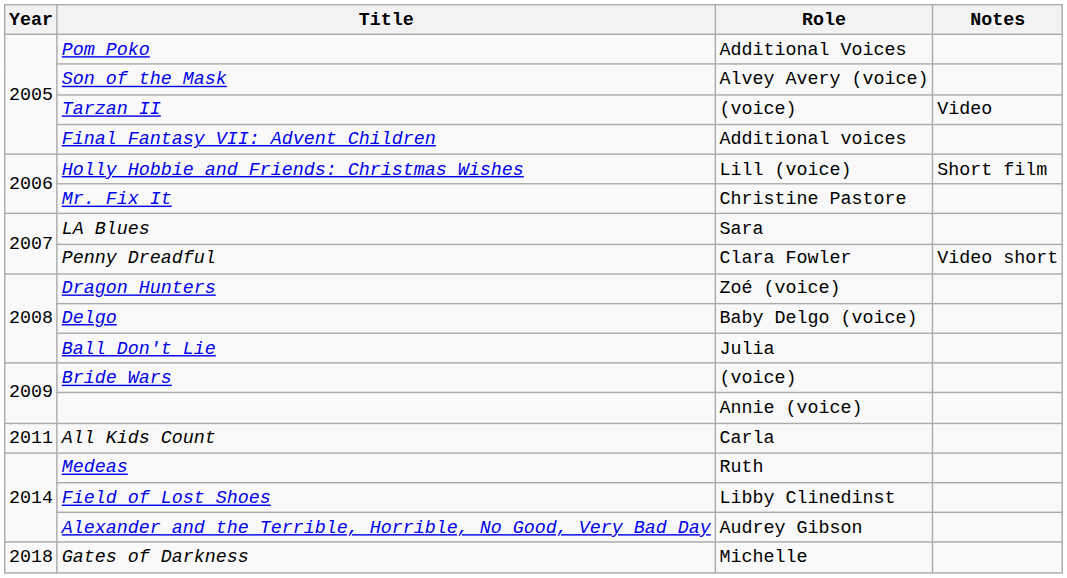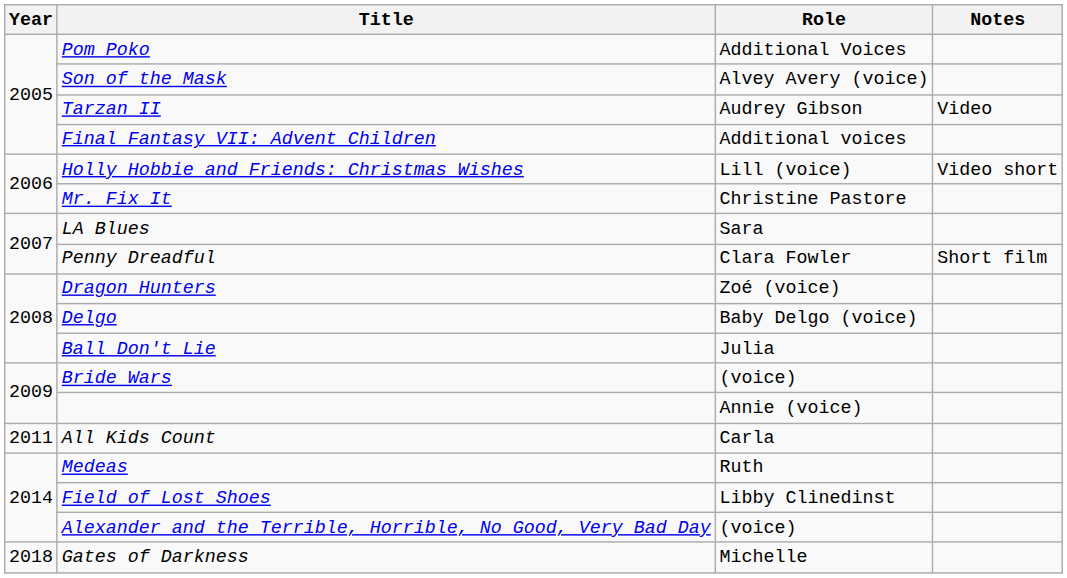(758, 109) (voice) -> (791, 109) Audrey Gibson
(992, 169) Short film -> (998, 169) Video short
(998, 259) Video short -> (992, 259) Short film
(791, 528) Audrey Gibson -> (758, 528) (voice)
